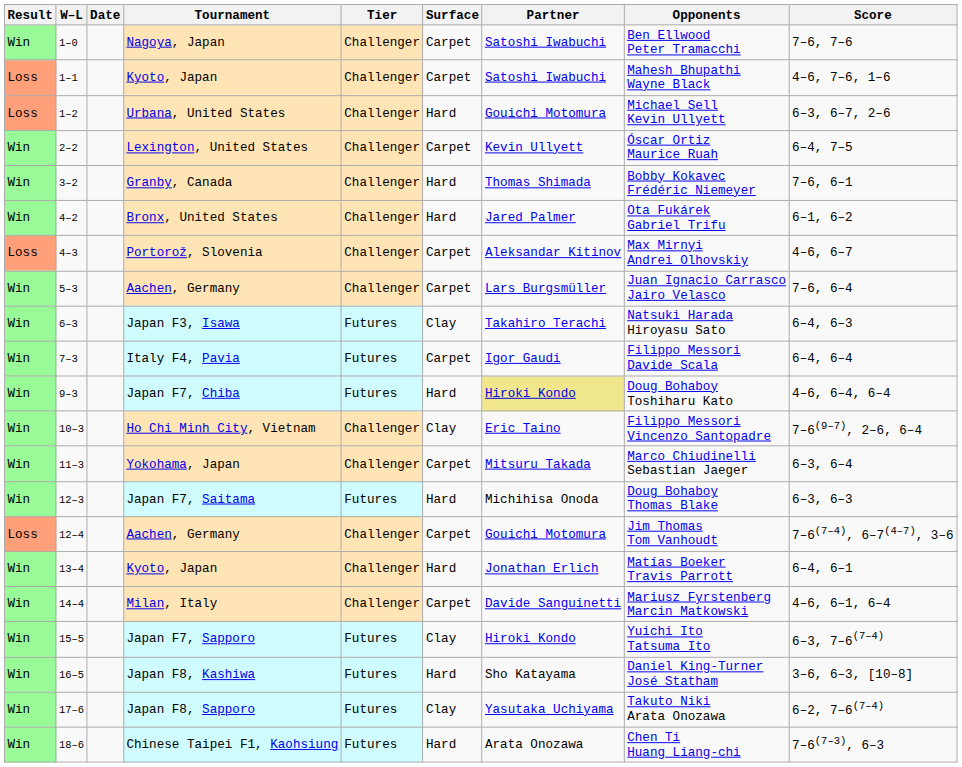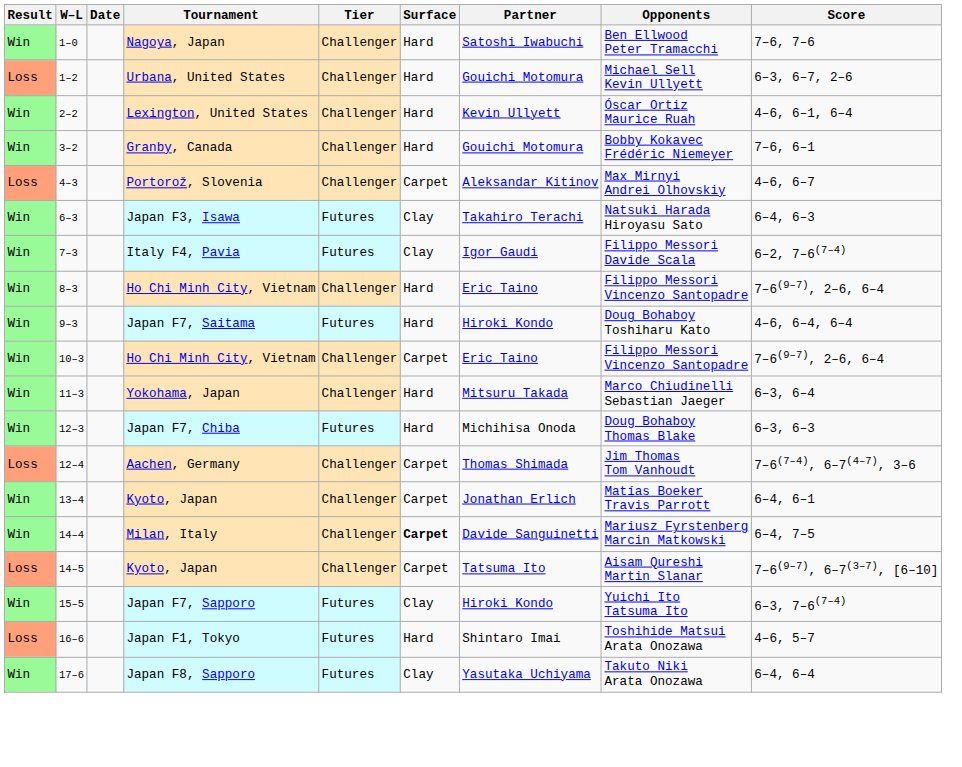(449, 43) Carpet -> (418, 43) Hard
- row: (68, 78)
(449, 148) Carpet -> (418, 113) Hard
(822, 148) 6–4, 7–5 -> (803, 113) 4–6, 6–1, 6–4
(538, 183) Thomas Shimada -> (523, 148) Gouichi Motomura
- row: (68, 219)
- row: (68, 289)
(449, 359) Carpet -> (418, 253) Clay
(822, 359) 6–4, 6–4 -> (800, 253) 6–2, 7–6(7–4)
+ row: (68, 289)
(183, 394) Japan F7, Chiba -> (191, 323) Japan F7, Saitama
(530, 394) khaki background -> (508, 323) no background
(441, 429) Clay -> (426, 359) Carpet
(449, 464) Carpet -> (418, 394) Hard
(191, 499) Japan F7, Saitama -> (183, 429) Japan F7, Chiba
(545, 534) Gouichi Motomura -> (515, 464) Thomas Shimada
(441, 569) Hard -> (426, 499) Carpet
(449, 604) normal -> (426, 534) bold
(841, 604) 4–6, 6–1, 6–4 -> (785, 534) 6–4, 7–5
+ row: (72, 570)
- row: (72, 675)
+ row: (72, 640)
(838, 710) 6–2, 7–6(7–4) -> (785, 674) 6–4, 6–4
- row: (72, 745)
